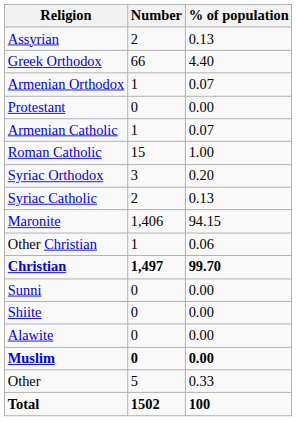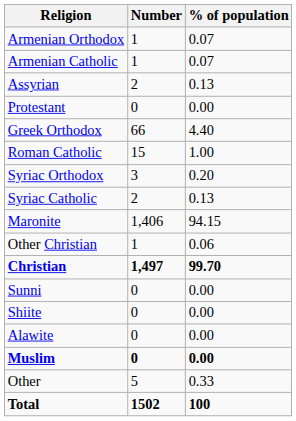rows swapped: (66, 84) <-> (33, 38)
rows swapped: (63, 130) <-> (55, 61)
